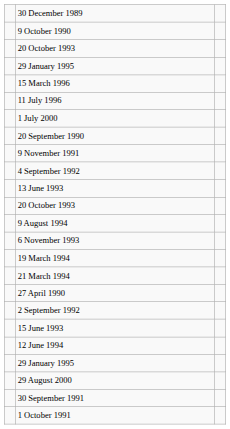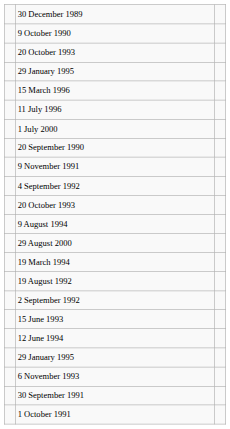- row: (10, 188)
rows swapped: (10, 241) <-> (10, 381)
- row: (10, 276)
- row: (10, 293)
+ row: (10, 281)
